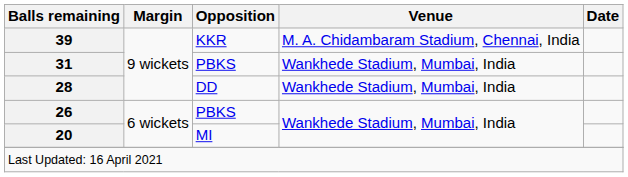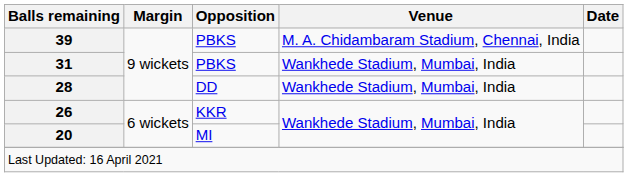(211, 40) KKR -> (216, 40) PBKS
(216, 111) PBKS -> (211, 111) KKR
